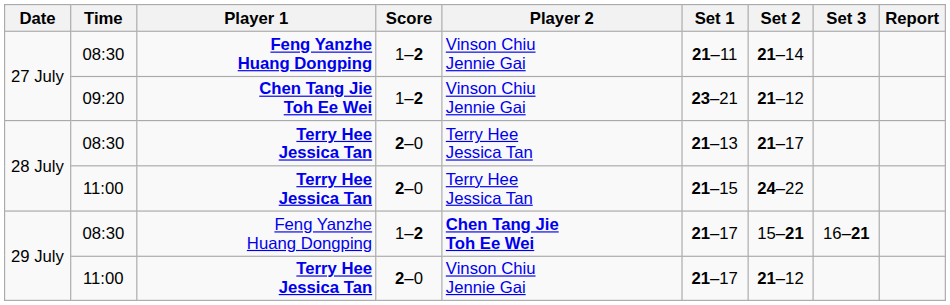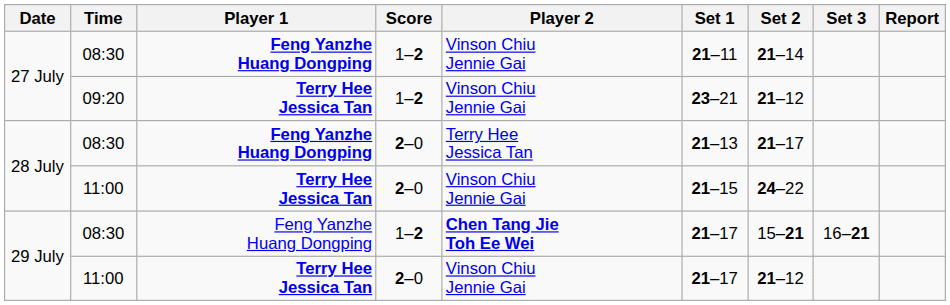(316, 99) Chen Tang Jie Toh Ee Wei -> (325, 99) Terry Hee Jessica Tan
(325, 144) Terry Hee Jessica Tan -> (305, 144) Feng Yanzhe Huang Dongping
(489, 189) Terry Hee Jessica Tan -> (491, 189) Vinson Chiu Jennie Gai
